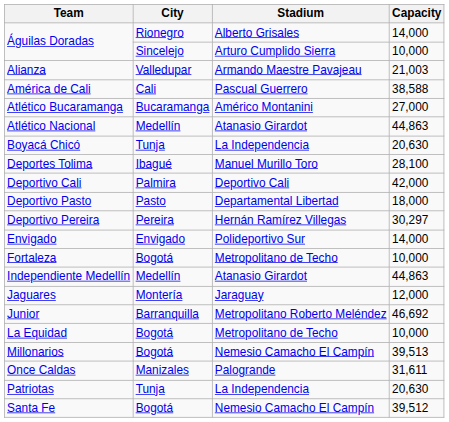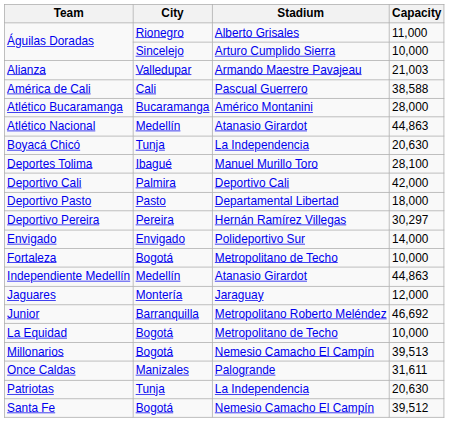(410, 32) 14,000 -> (410, 32) 11,000
(410, 107) 27,000 -> (410, 107) 28,000
